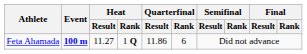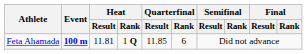(104, 42) 11.27 -> (104, 42) 11.81
(157, 42) 11.86 -> (157, 42) 11.85
